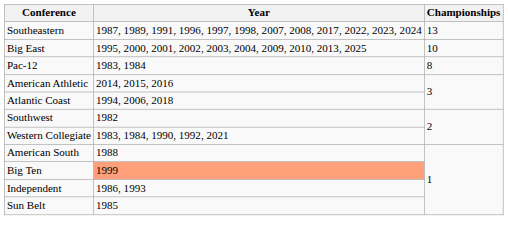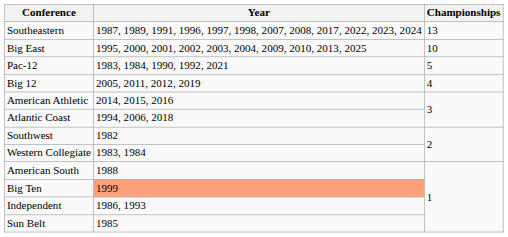(121, 65) 1983, 1984 -> (162, 65) 1983, 1984, 1990, 1992, 2021
(430, 65) 8 -> (430, 65) 5
+ row: (22, 83)
(162, 135) 1983, 1984, 1990, 1992, 2021 -> (121, 153) 1983, 1984
